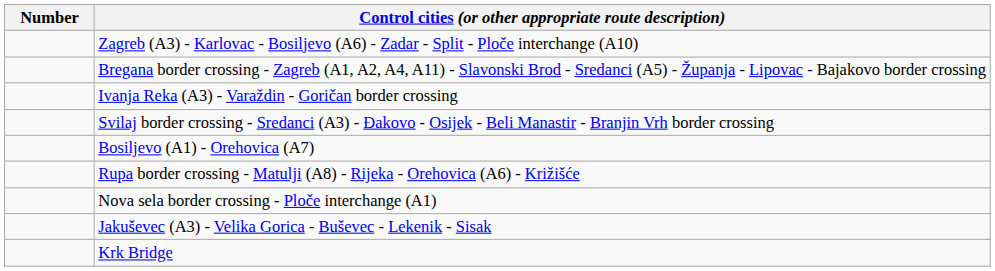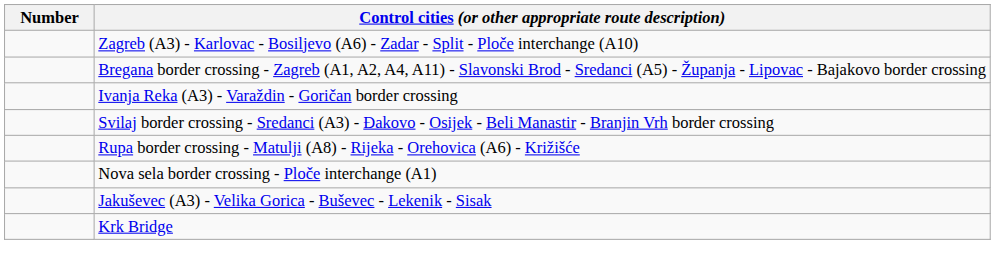- row: (206, 148)
